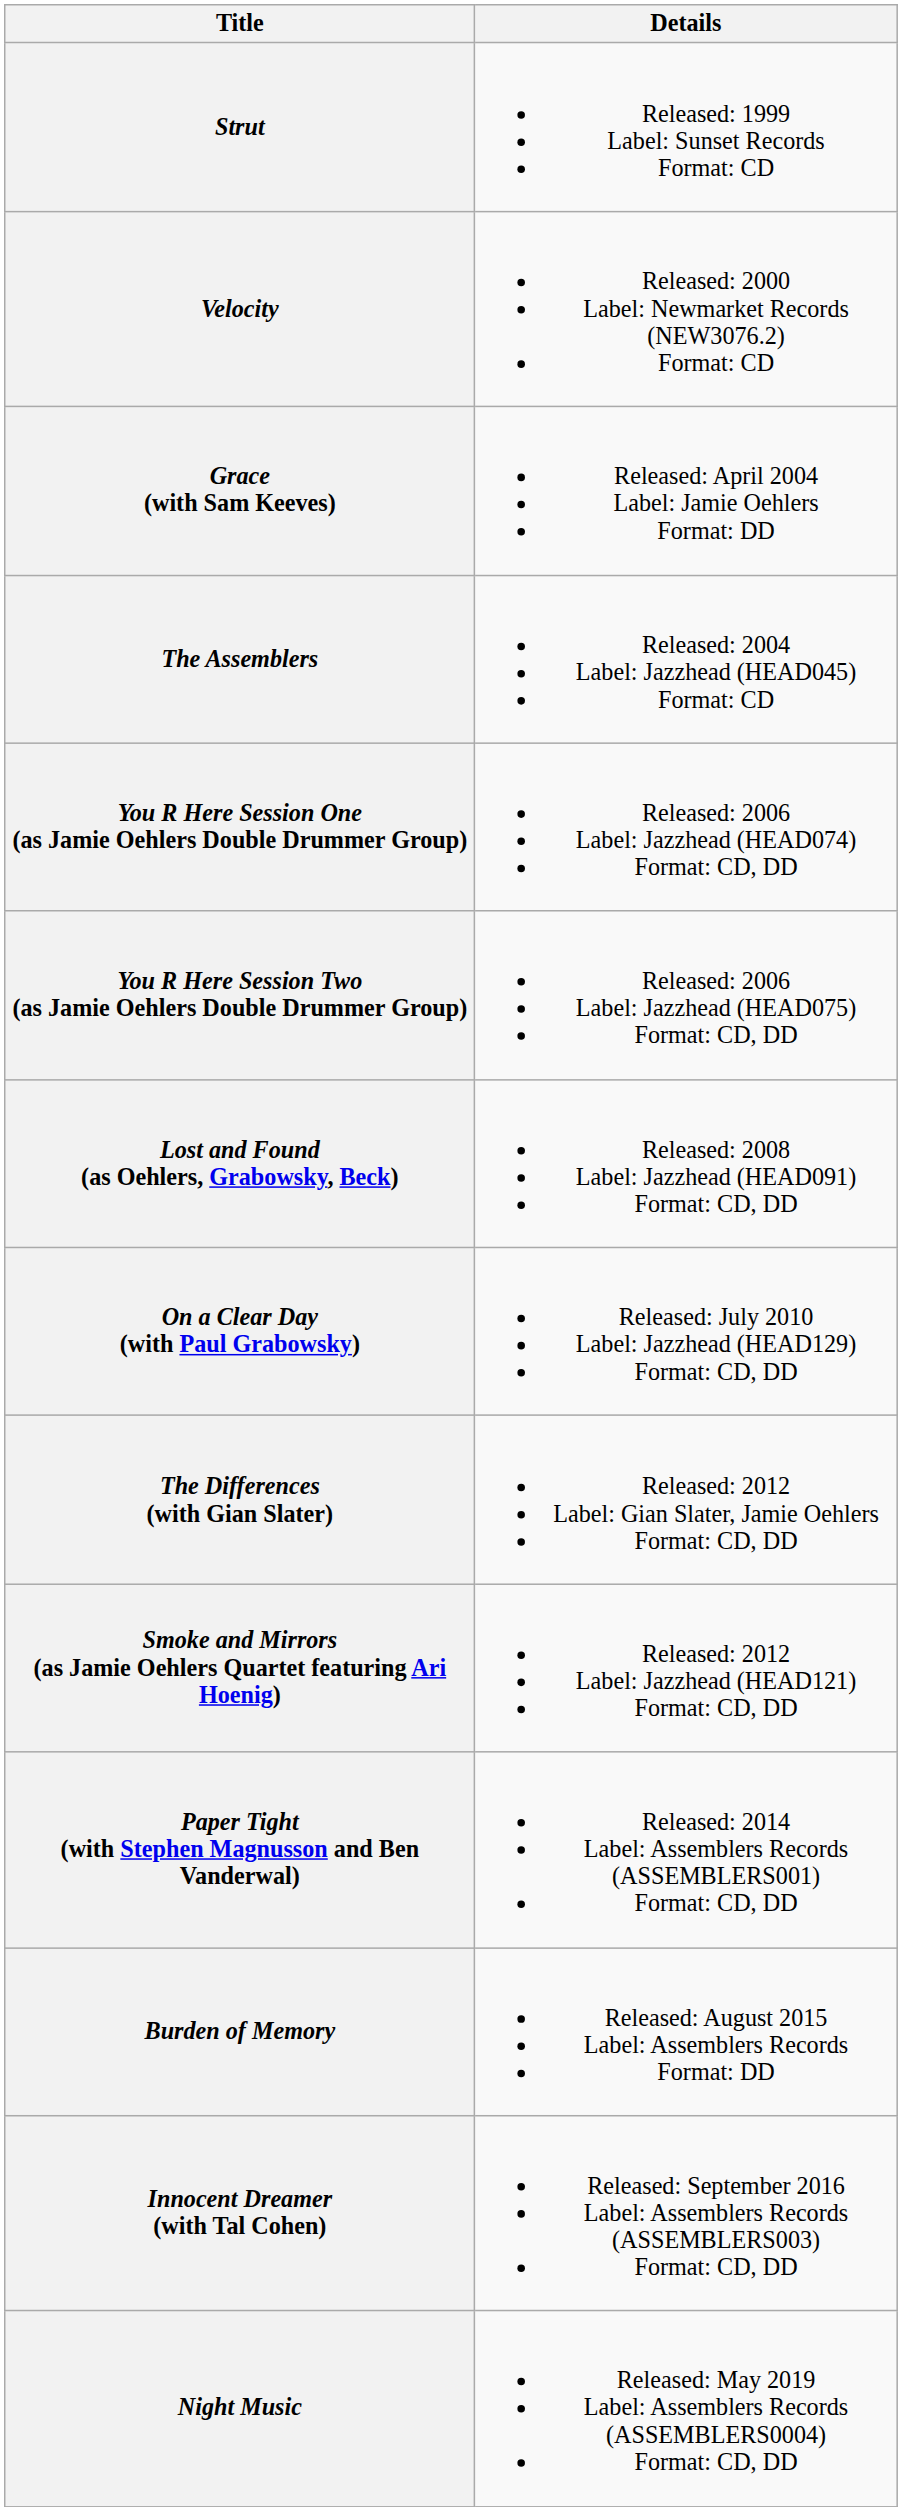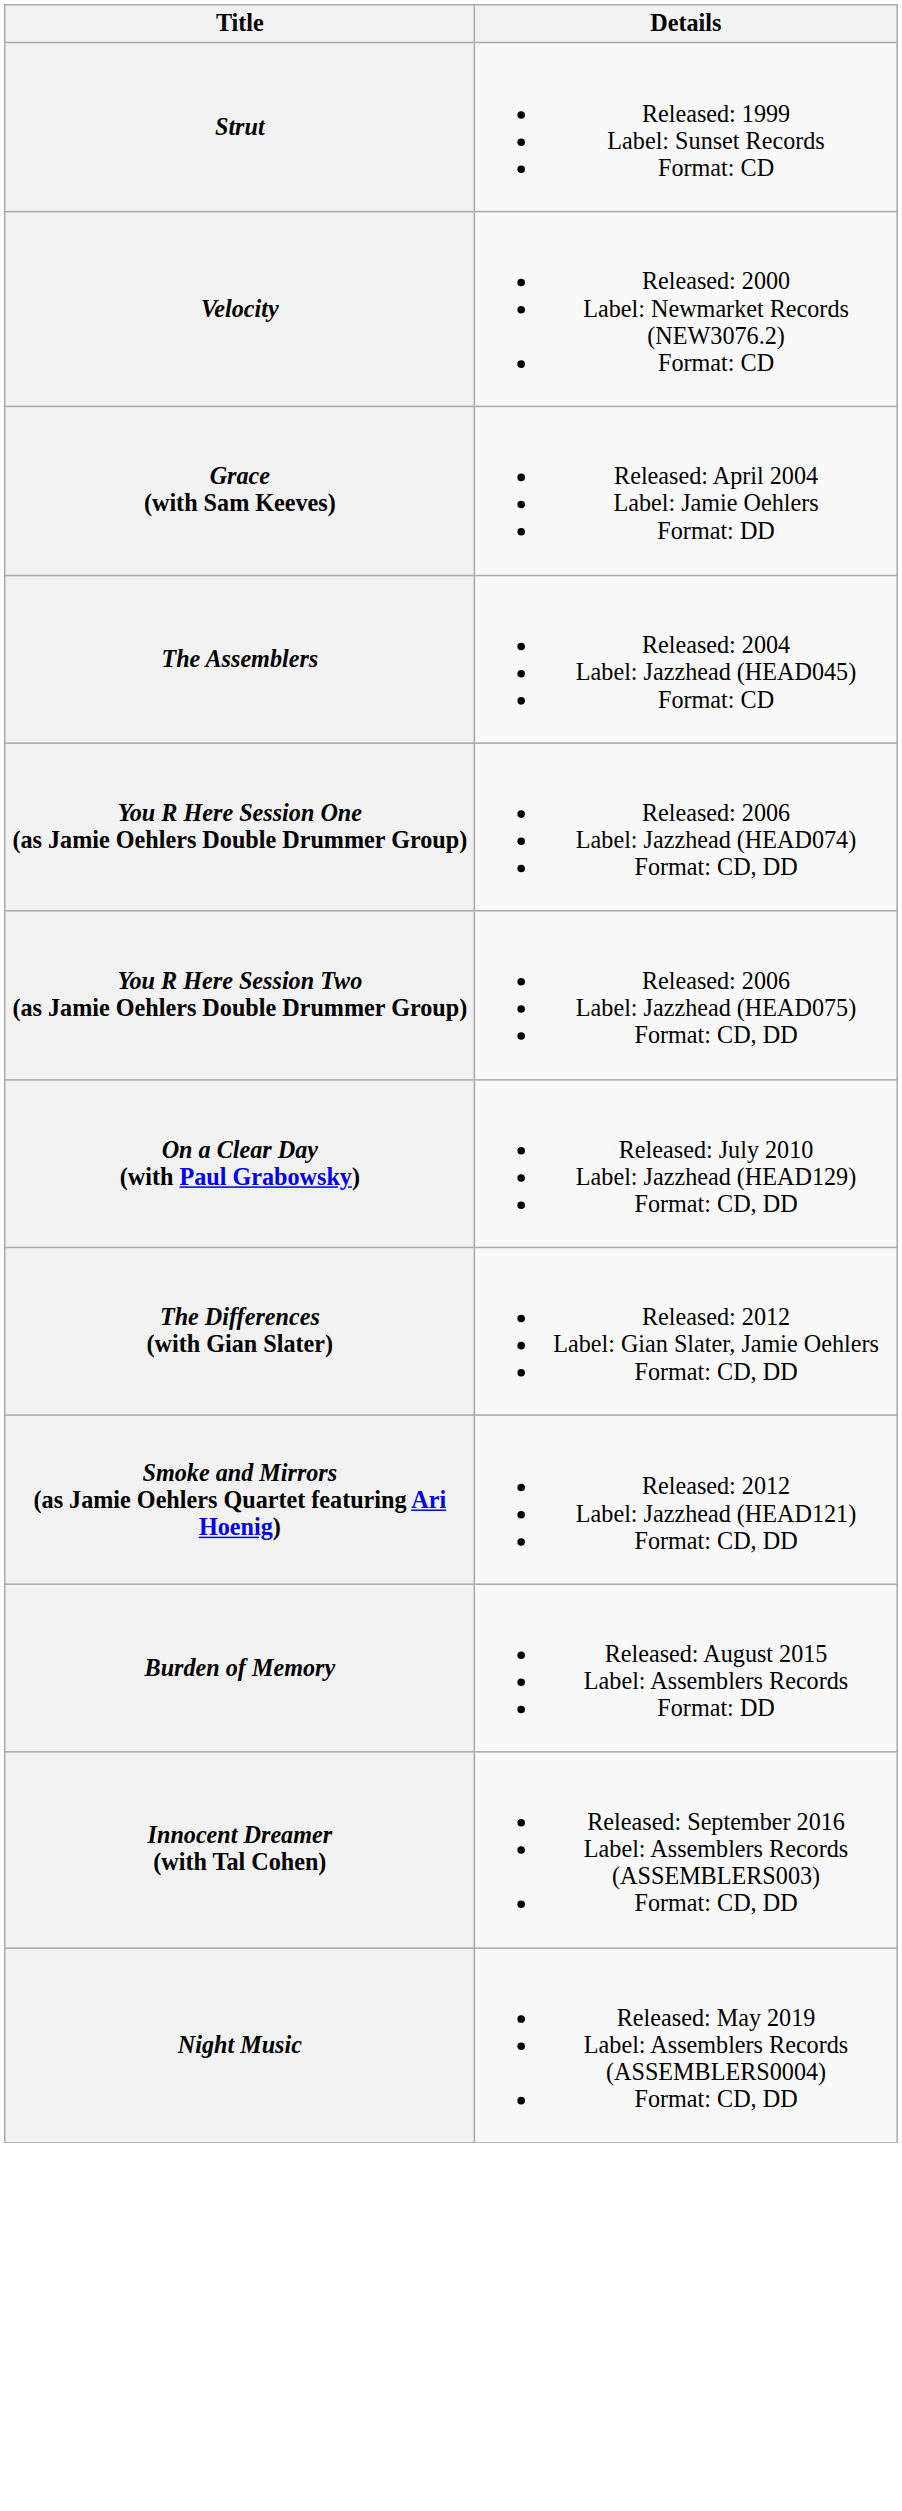- row: (240, 1163)
- row: (240, 1849)
